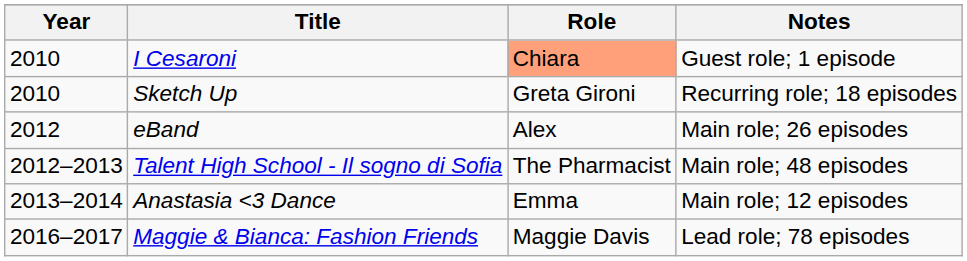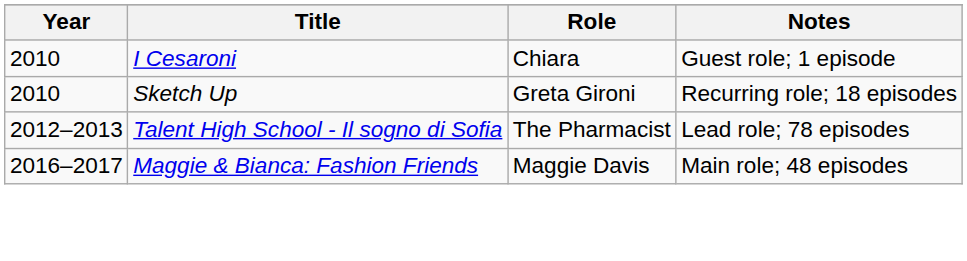(546, 58) lightsalmon background -> (546, 58) no background
- row: (166, 129)
(795, 165) Main role; 48 episodes -> (795, 129) Lead role; 78 episodes
- row: (235, 201)
(795, 237) Lead role; 78 episodes -> (795, 165) Main role; 48 episodes
